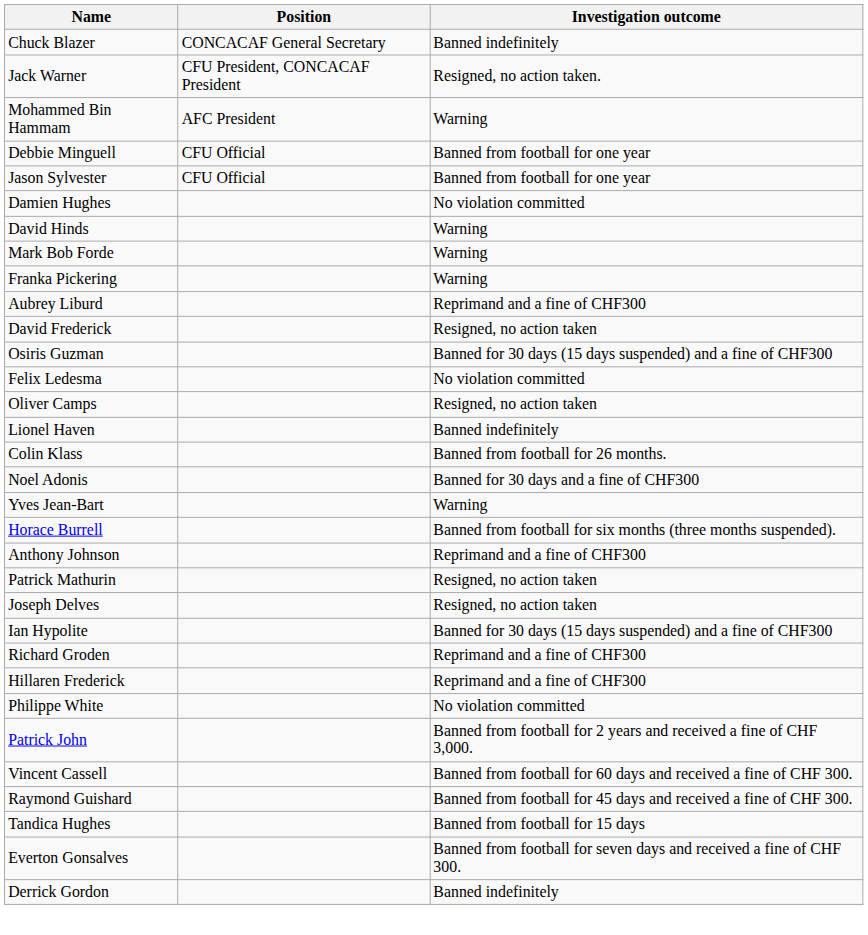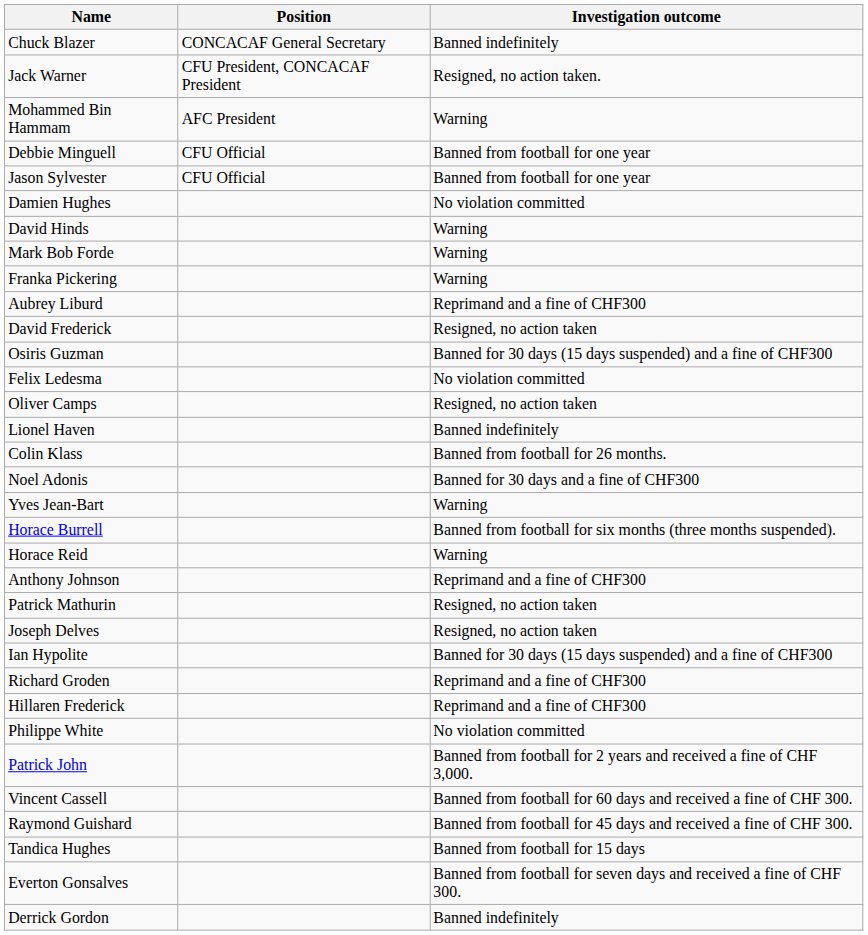+ row: (48, 555)
